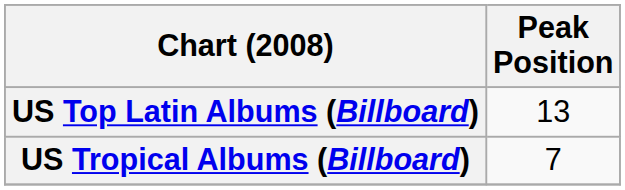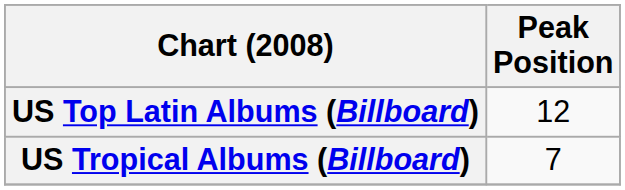(553, 111) 13 -> (553, 111) 12
